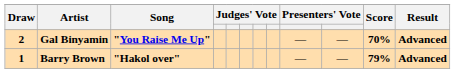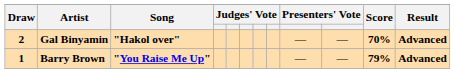(162, 39) "You Raise Me Up" -> (147, 39) "Hakol over"
(147, 59) "Hakol over" -> (162, 59) "You Raise Me Up"
